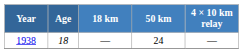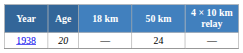(63, 40) 18 -> (63, 40) 20
